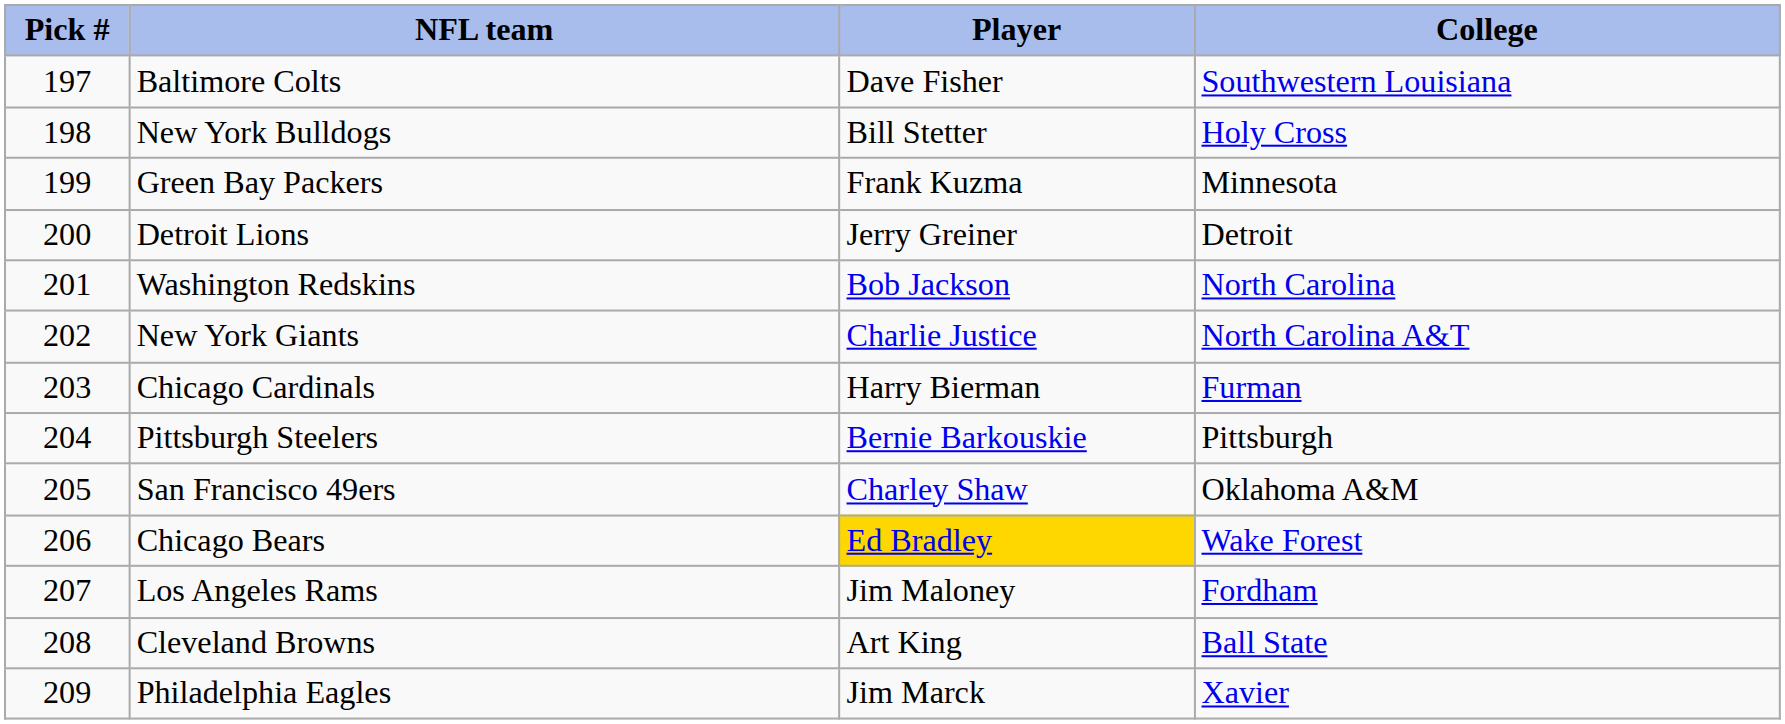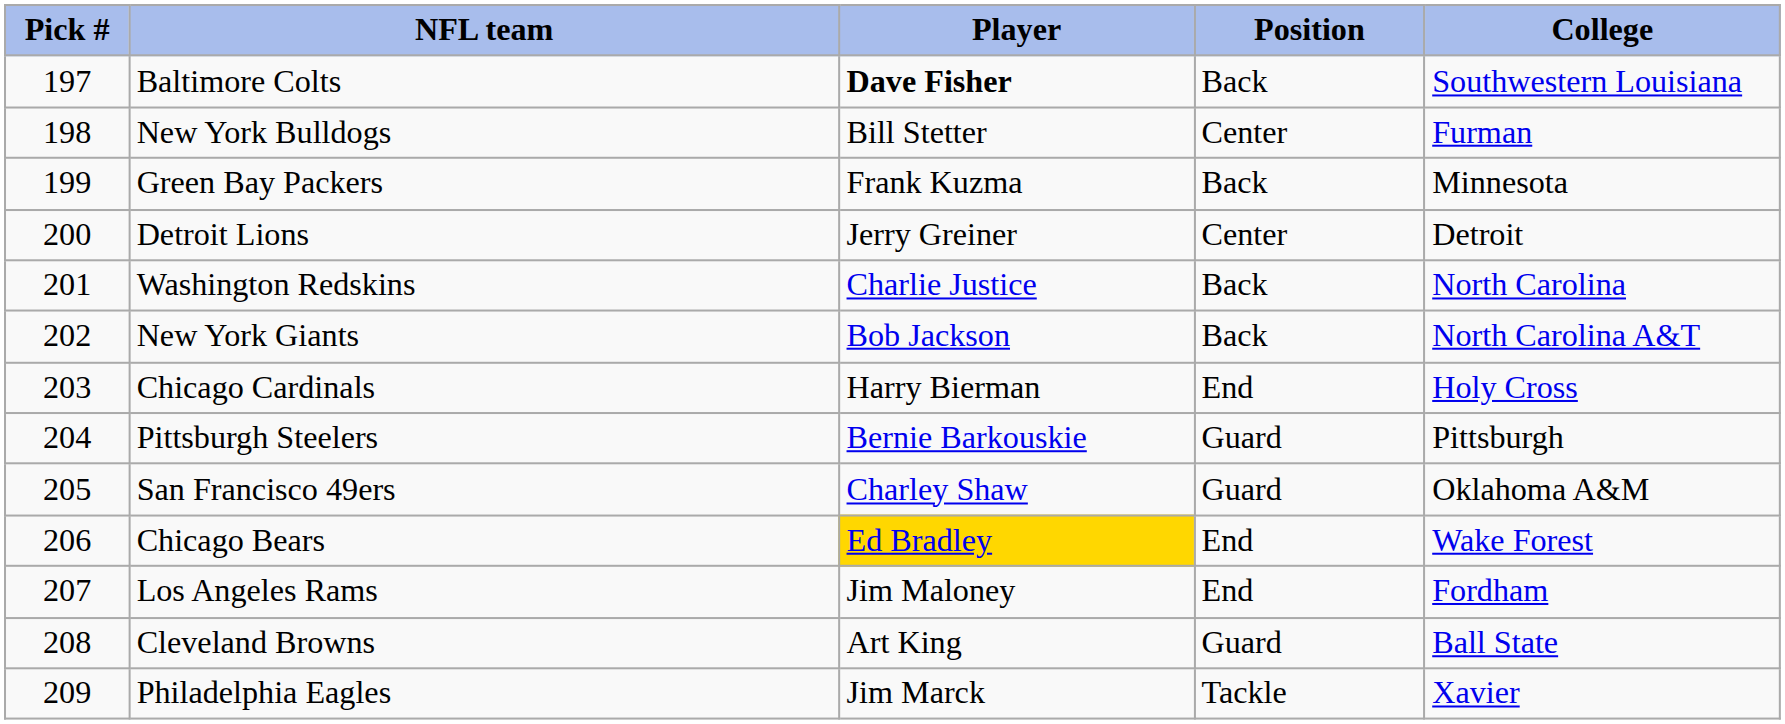+ column: (1309, 30)
(925, 81) normal -> (929, 81) bold
(1274, 132) Holy Cross -> (1482, 132) Furman
(928, 285) Bob Jackson -> (942, 285) Charlie Justice
(942, 336) Charlie Justice -> (928, 336) Bob Jackson
(1252, 387) Furman -> (1505, 387) Holy Cross
